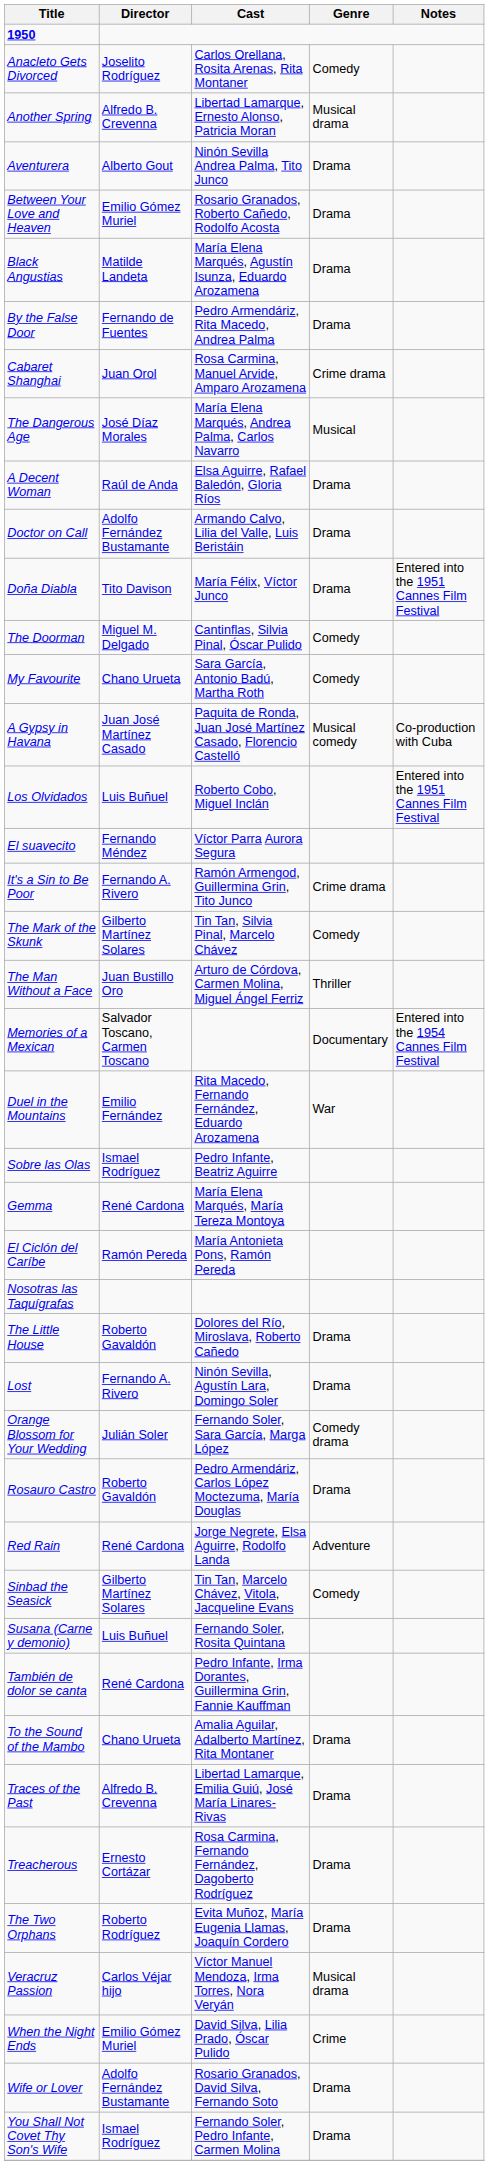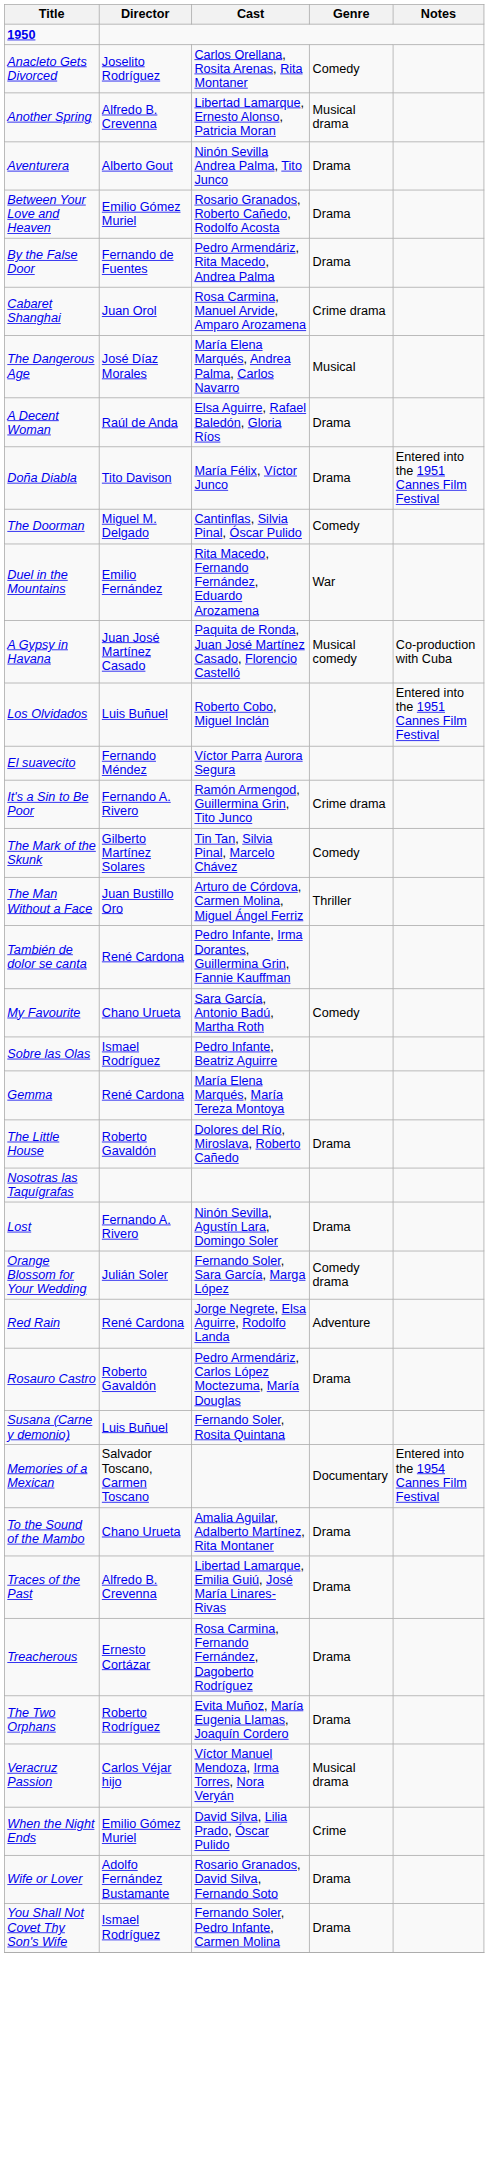- row: (35, 269)
- row: (47, 533)
rows swapped: (38, 1109) <-> (44, 679)
rows swapped: (47, 1039) <-> (47, 1684)
- row: (42, 1255)
rows swapped: (42, 1296) <-> (33, 1337)
rows swapped: (34, 1546) <-> (52, 1490)
- row: (38, 1594)
